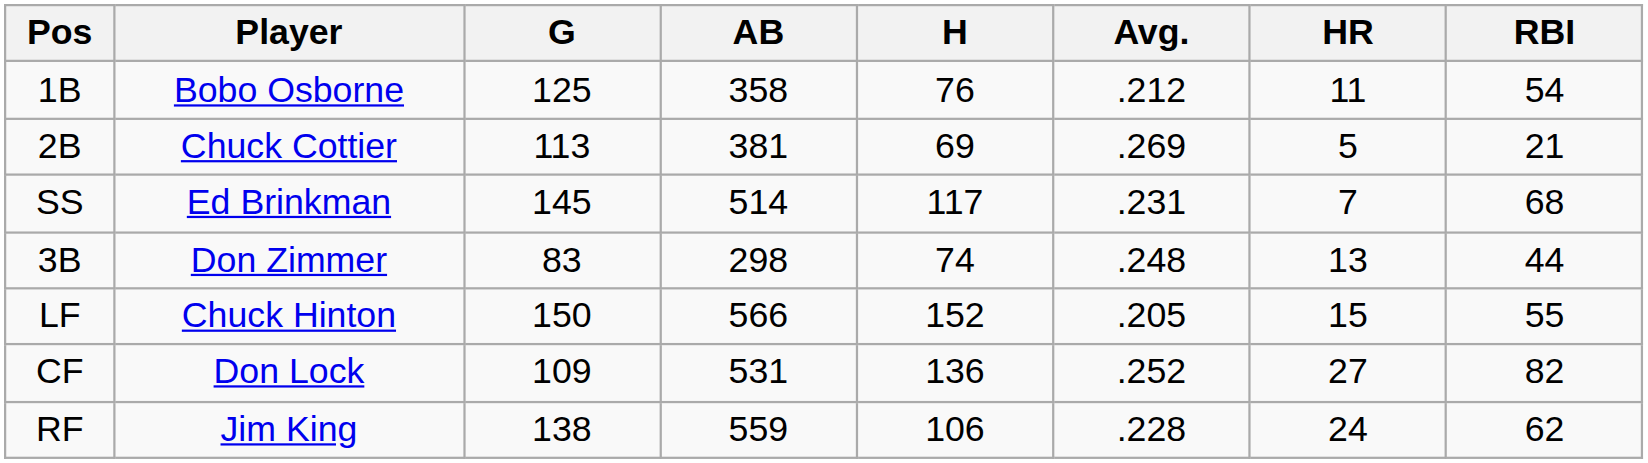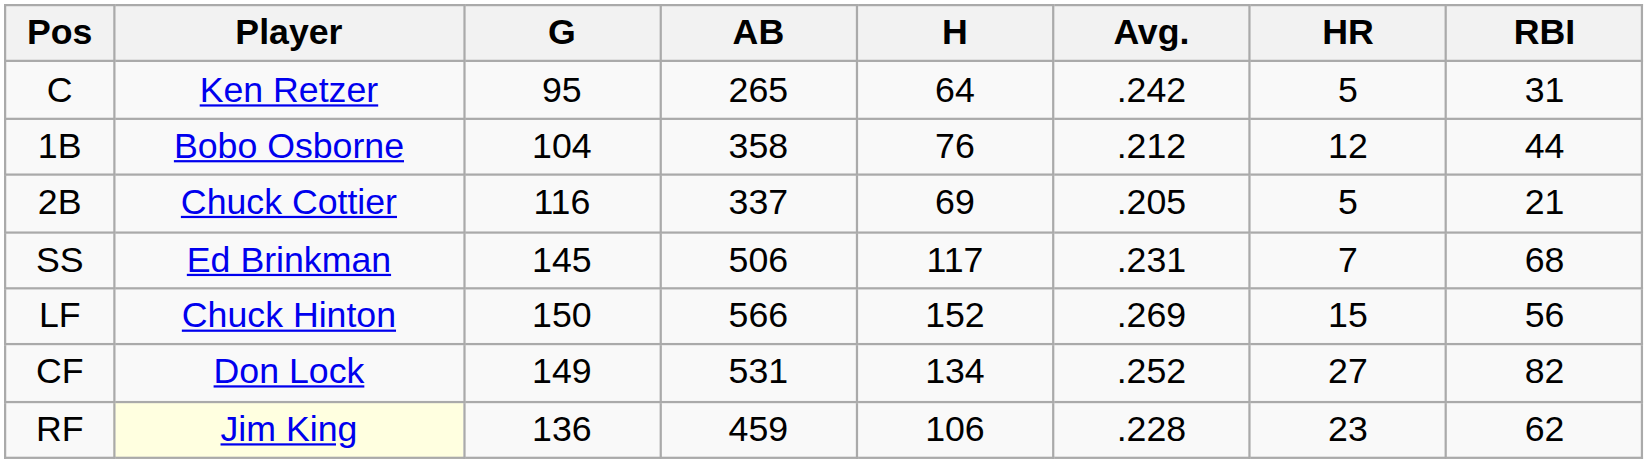+ row: (60, 89)
(562, 89) 125 -> (562, 145) 104
(1348, 89) 11 -> (1348, 145) 12
(1544, 89) 54 -> (1544, 145) 44
(562, 145) 113 -> (562, 202) 116
(758, 145) 381 -> (758, 202) 337
(1151, 145) .269 -> (1151, 202) .205
(758, 202) 514 -> (758, 259) 506
- row: (60, 259)
(1151, 315) .205 -> (1151, 315) .269
(1544, 315) 55 -> (1544, 315) 56
(562, 372) 109 -> (562, 372) 149
(955, 372) 136 -> (955, 372) 134
(289, 428) no background -> (289, 428) lightyellow background
(562, 428) 138 -> (562, 428) 136
(758, 428) 559 -> (758, 428) 459
(1348, 428) 24 -> (1348, 428) 23
